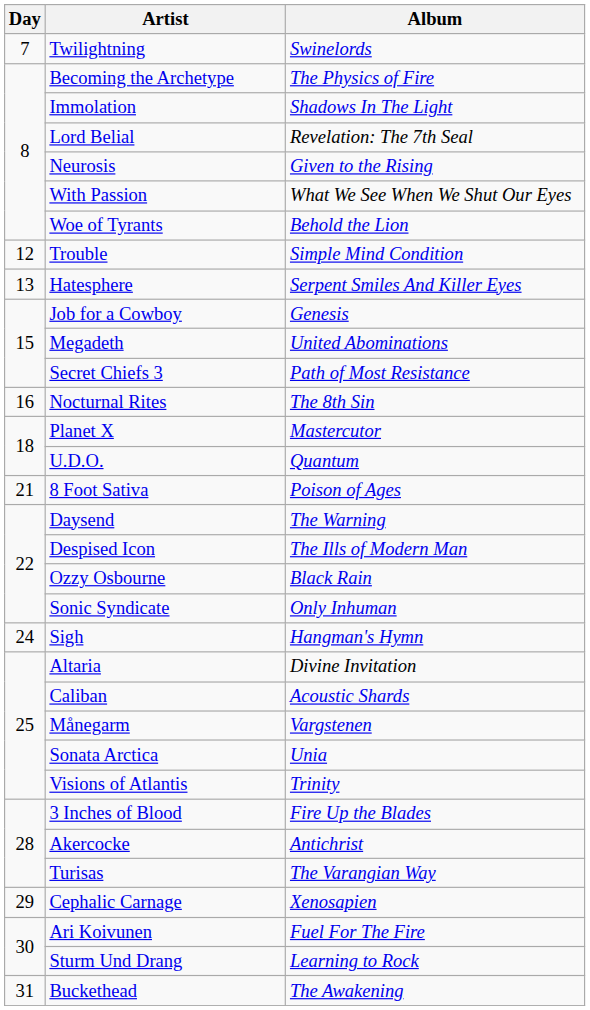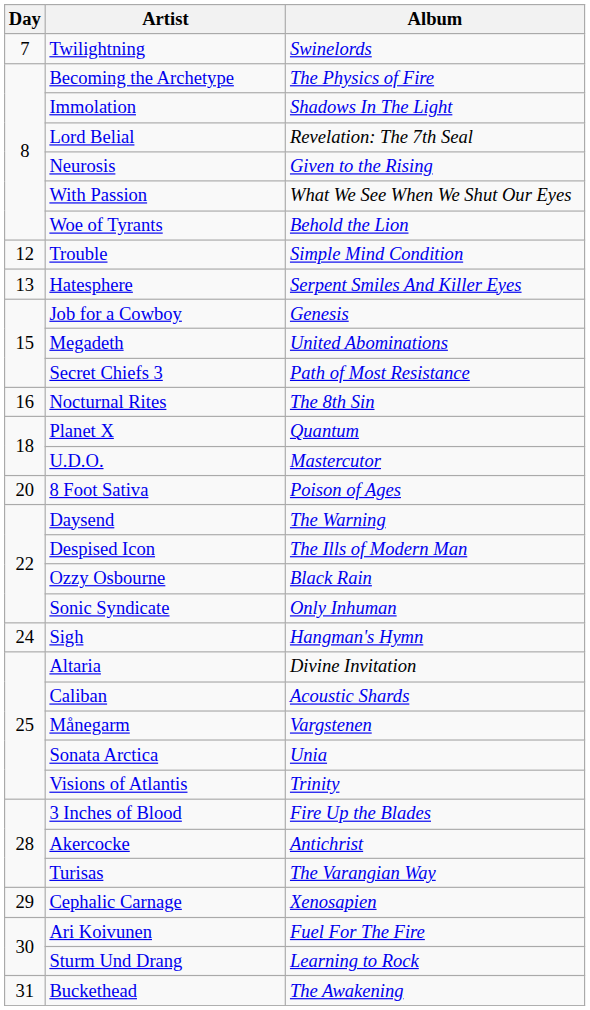(335, 431) Mastercutor -> (324, 431) Quantum
(324, 460) Quantum -> (335, 460) Mastercutor
(25, 490) 21 -> (25, 490) 20
